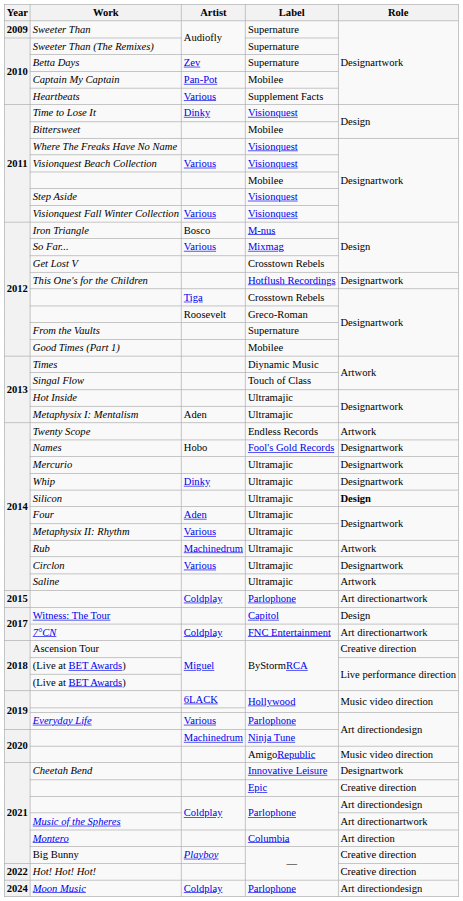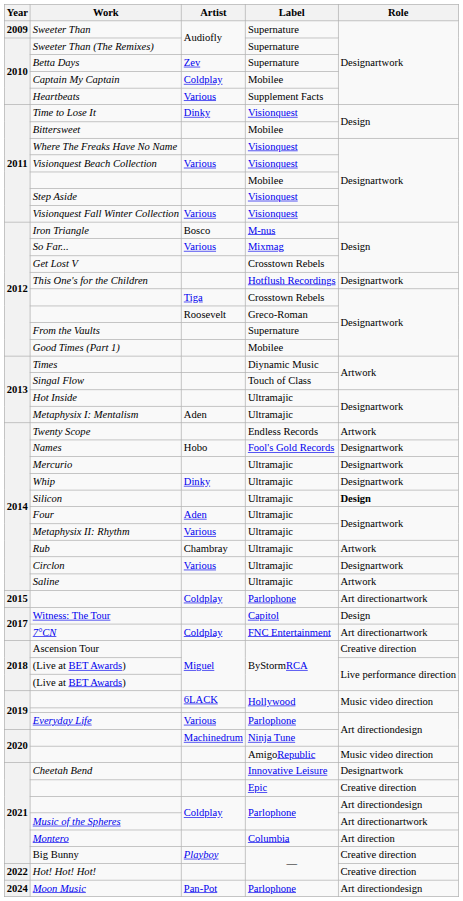(201, 79) Pan-Pot -> (203, 79) Coldplay
(213, 548) Machinedrum -> (206, 548) Chambray
(203, 888) Coldplay -> (201, 888) Pan-Pot
